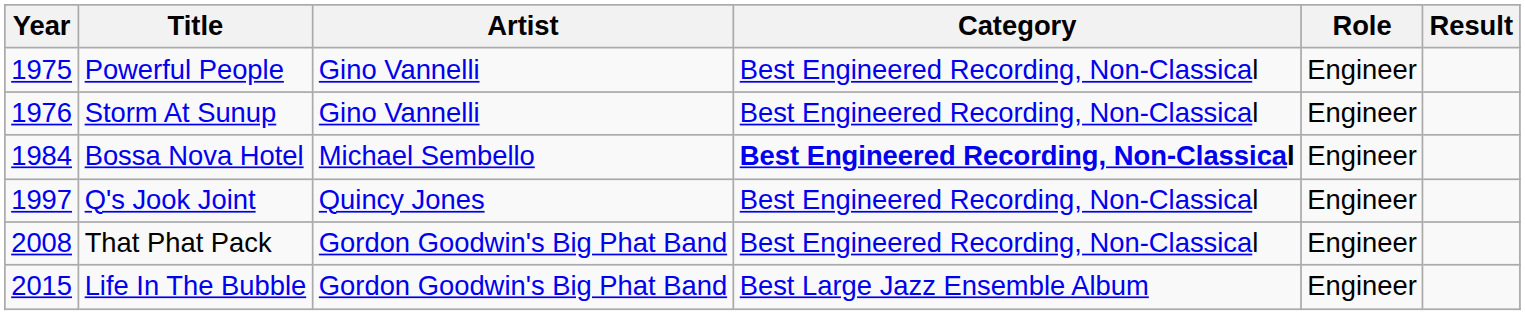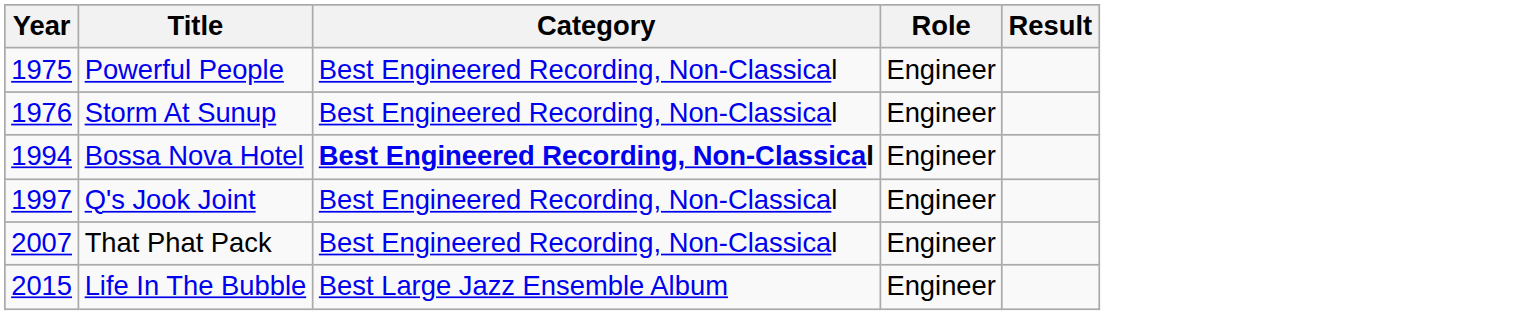- column: (523, 26)
(42, 156) 1984 -> (42, 156) 1994
(42, 243) 2008 -> (42, 243) 2007
